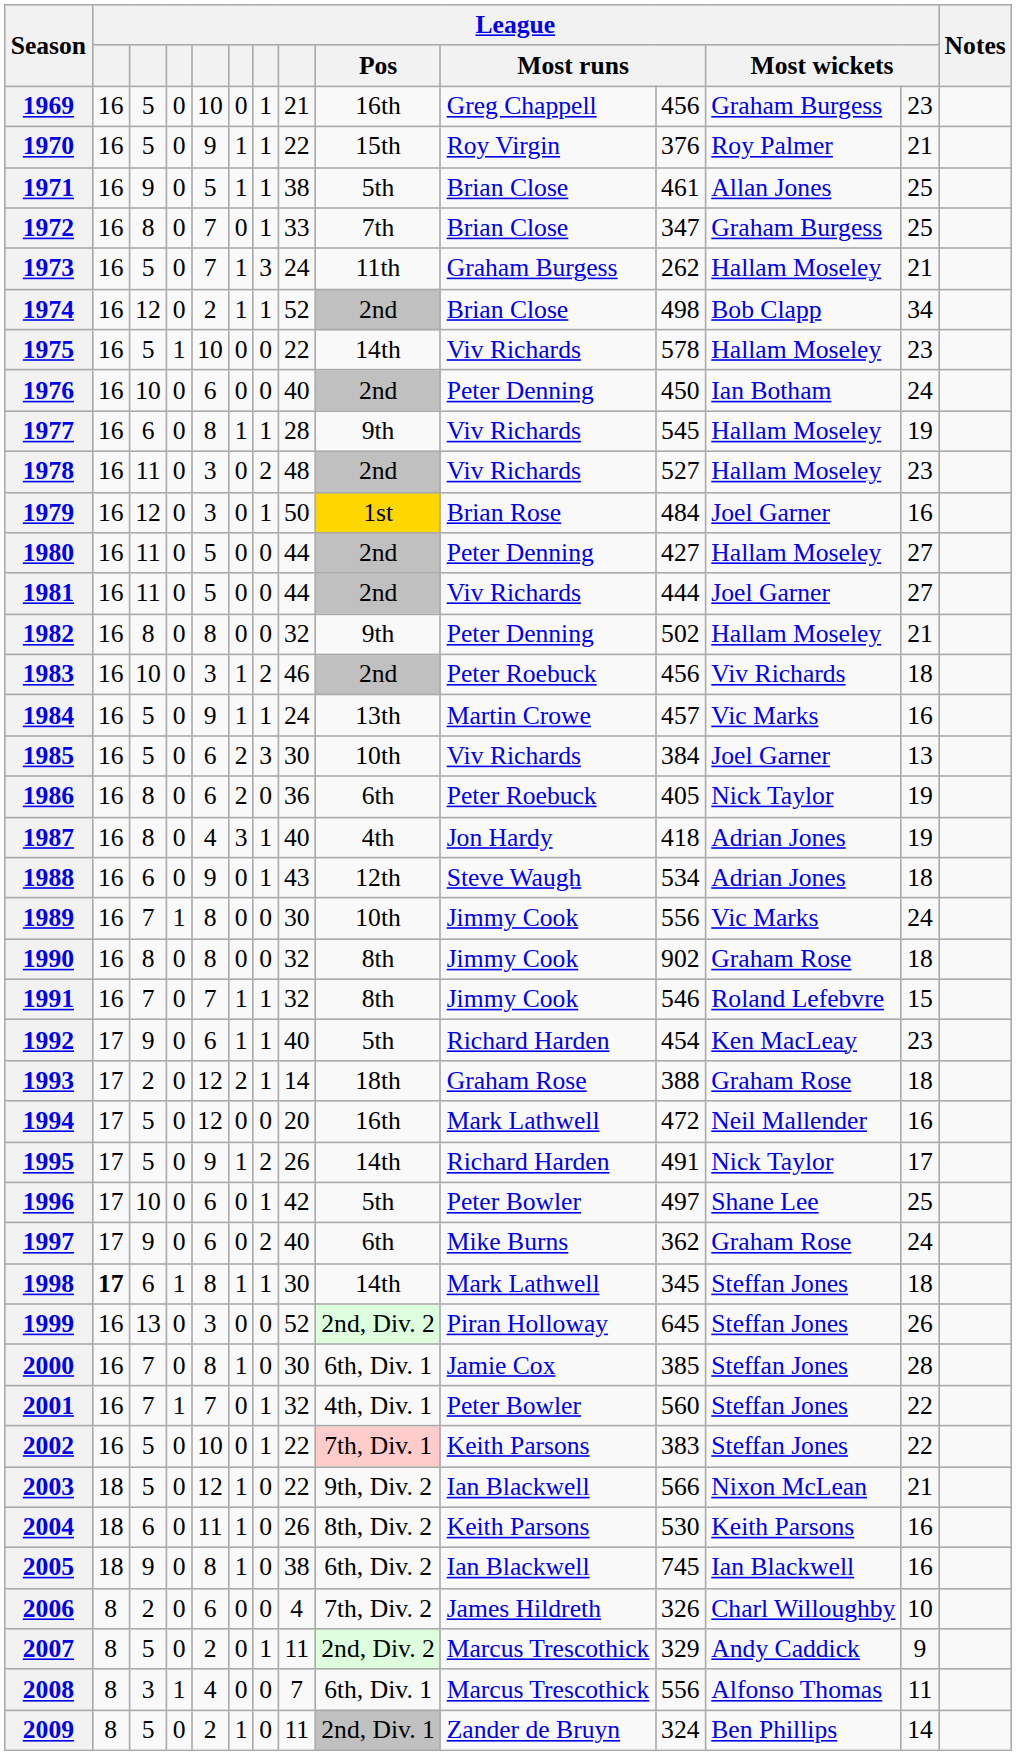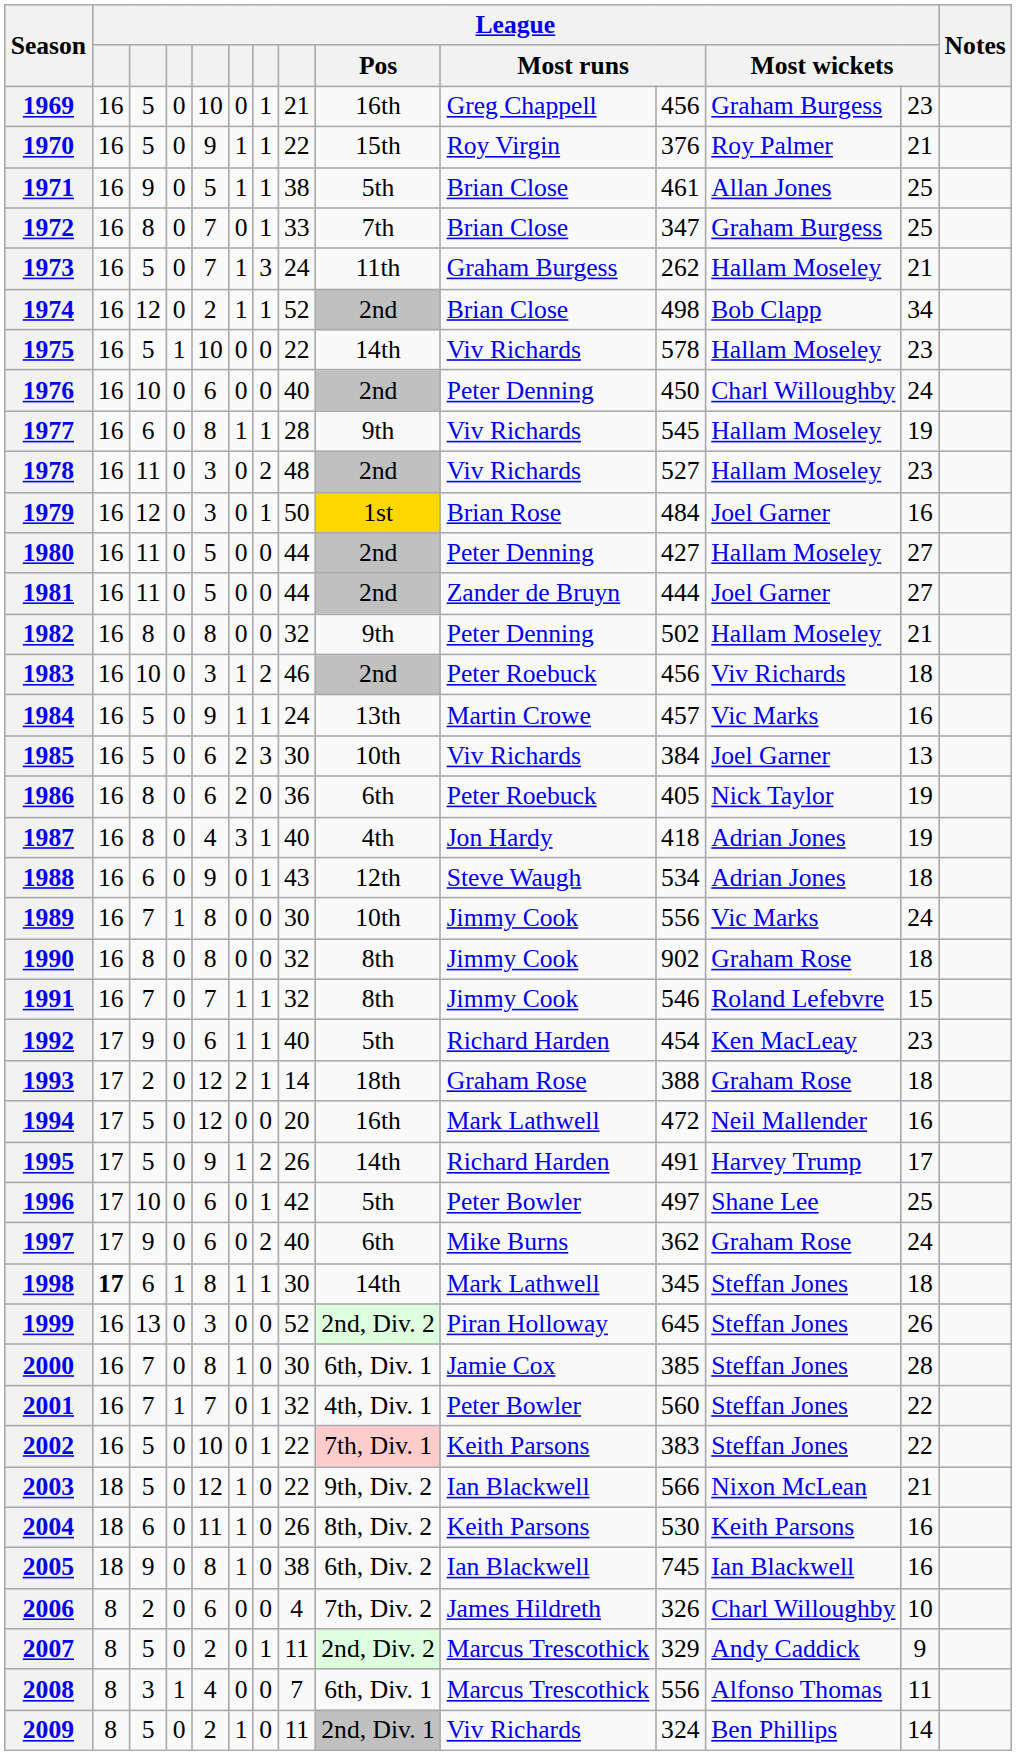(771, 390) Ian Botham -> (803, 390) Charl Willoughby
(514, 593) Viv Richards -> (533, 593) Zander de Bruyn
(772, 1161) Nick Taylor -> (786, 1161) Harvey Trump
(533, 1730) Zander de Bruyn -> (514, 1730) Viv Richards
